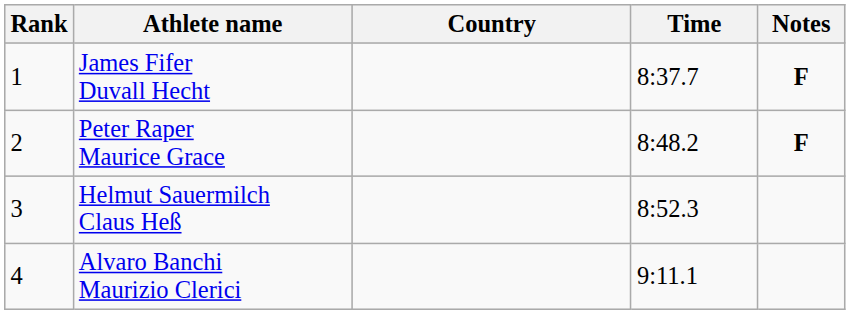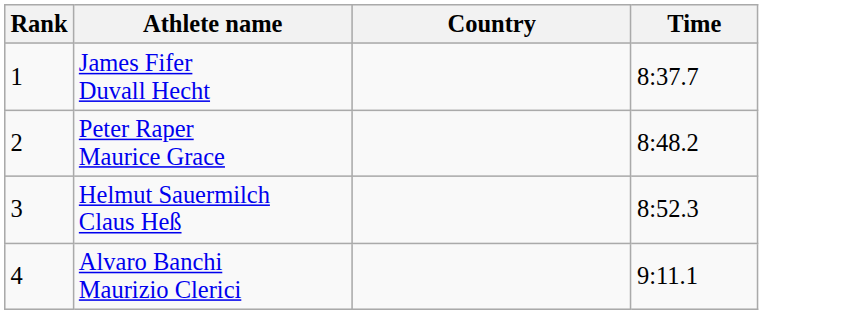- column: (801, 23)
